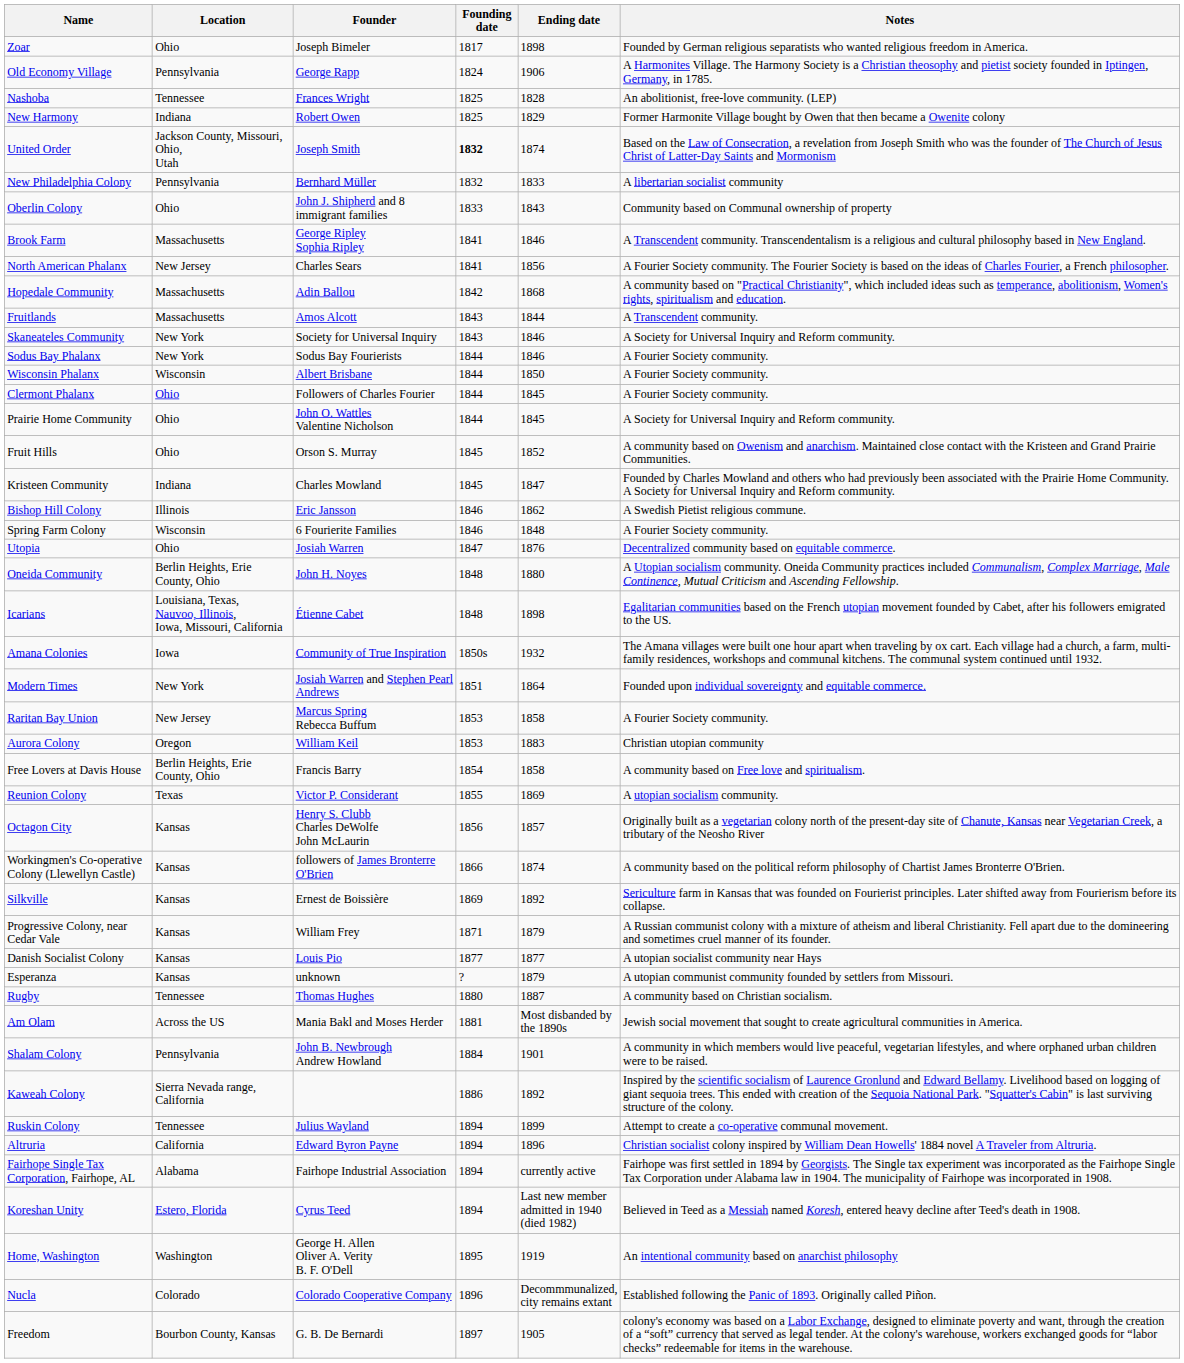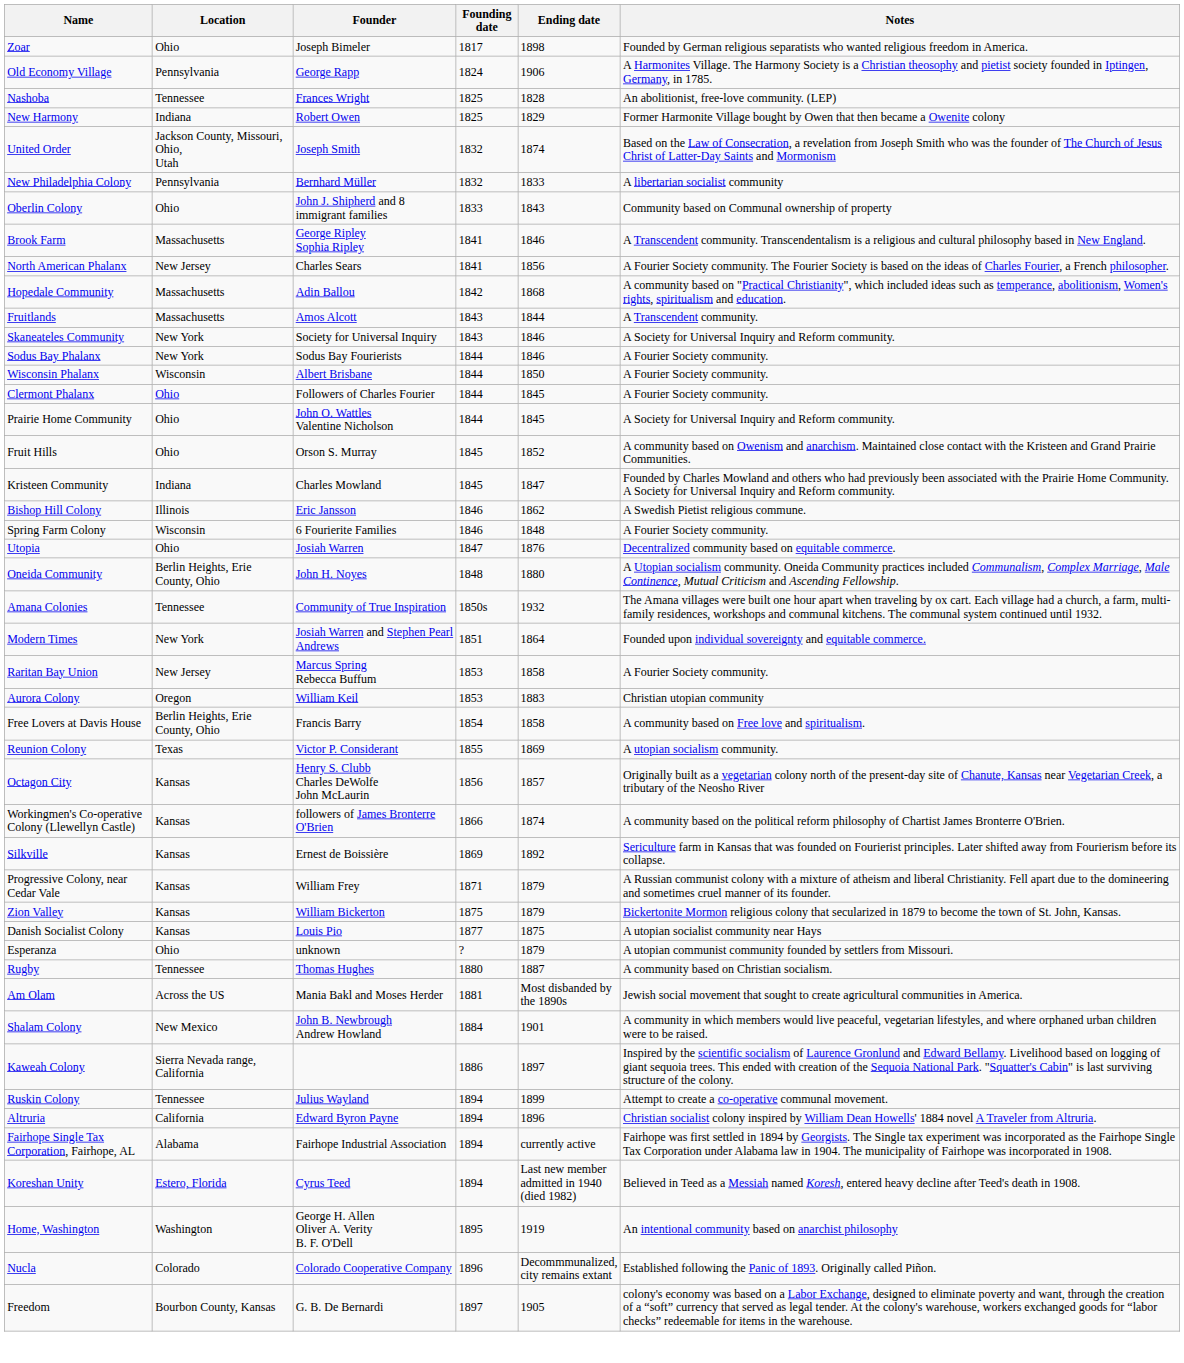(471, 149) bold -> (471, 149) normal
- row: (26, 613)
(167, 653) Iowa -> (180, 606) Tennessee
+ row: (35, 912)
(533, 958) 1877 -> (533, 931) 1875
(173, 977) Kansas -> (167, 950) Ohio
(187, 1054) Pennsylvania -> (186, 1027) New Mexico
(533, 1093) 1892 -> (533, 1066) 1897
